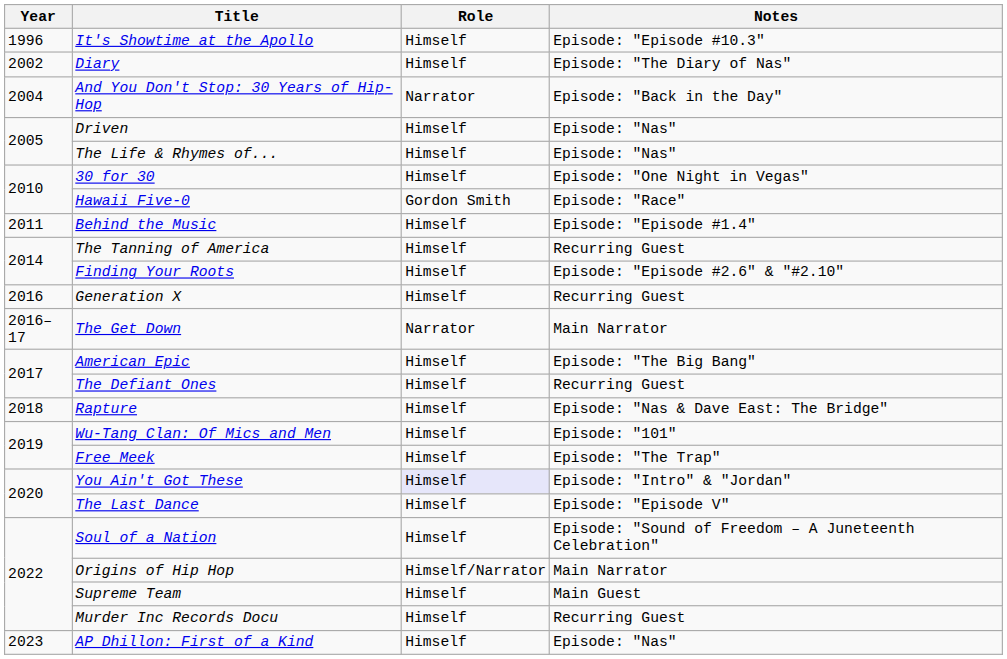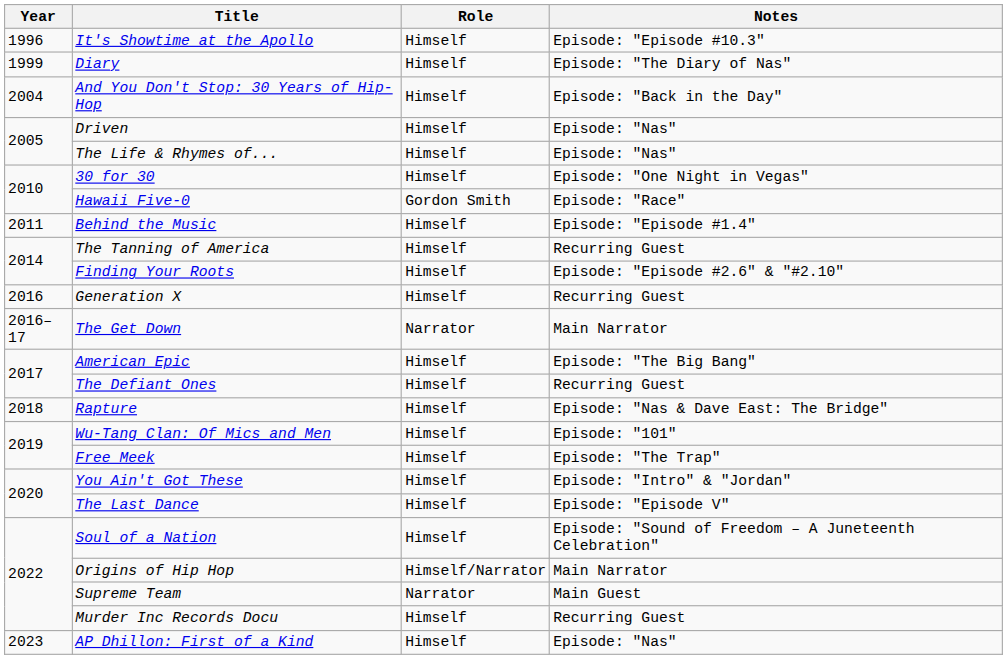(26, 64) 2002 -> (26, 64) 1999
(440, 97) Narrator -> (436, 97) Himself
(436, 481) lavender background -> (436, 481) no background
(436, 594) Himself -> (440, 594) Narrator
